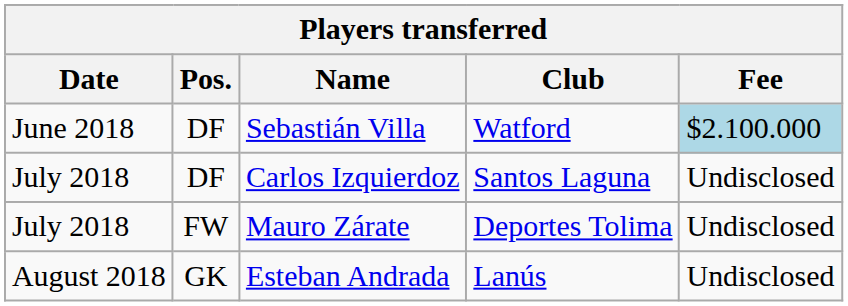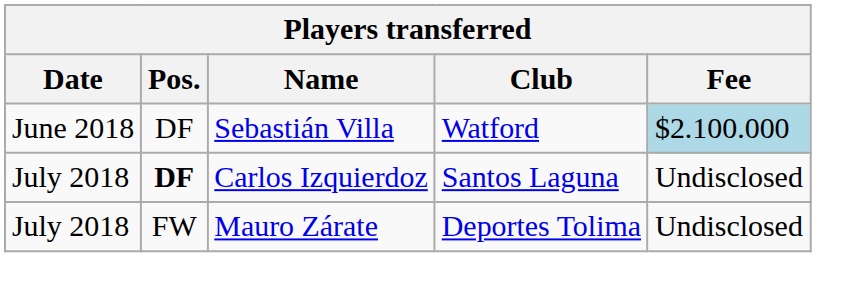(206, 177) normal -> (174, 177) bold
- row: (348, 276)
